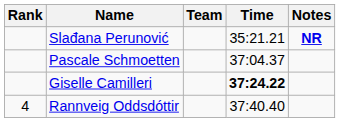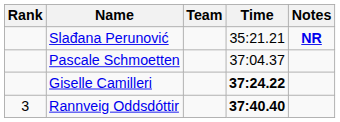(25, 106) 4 -> (25, 106) 3
(257, 106) normal -> (257, 106) bold
